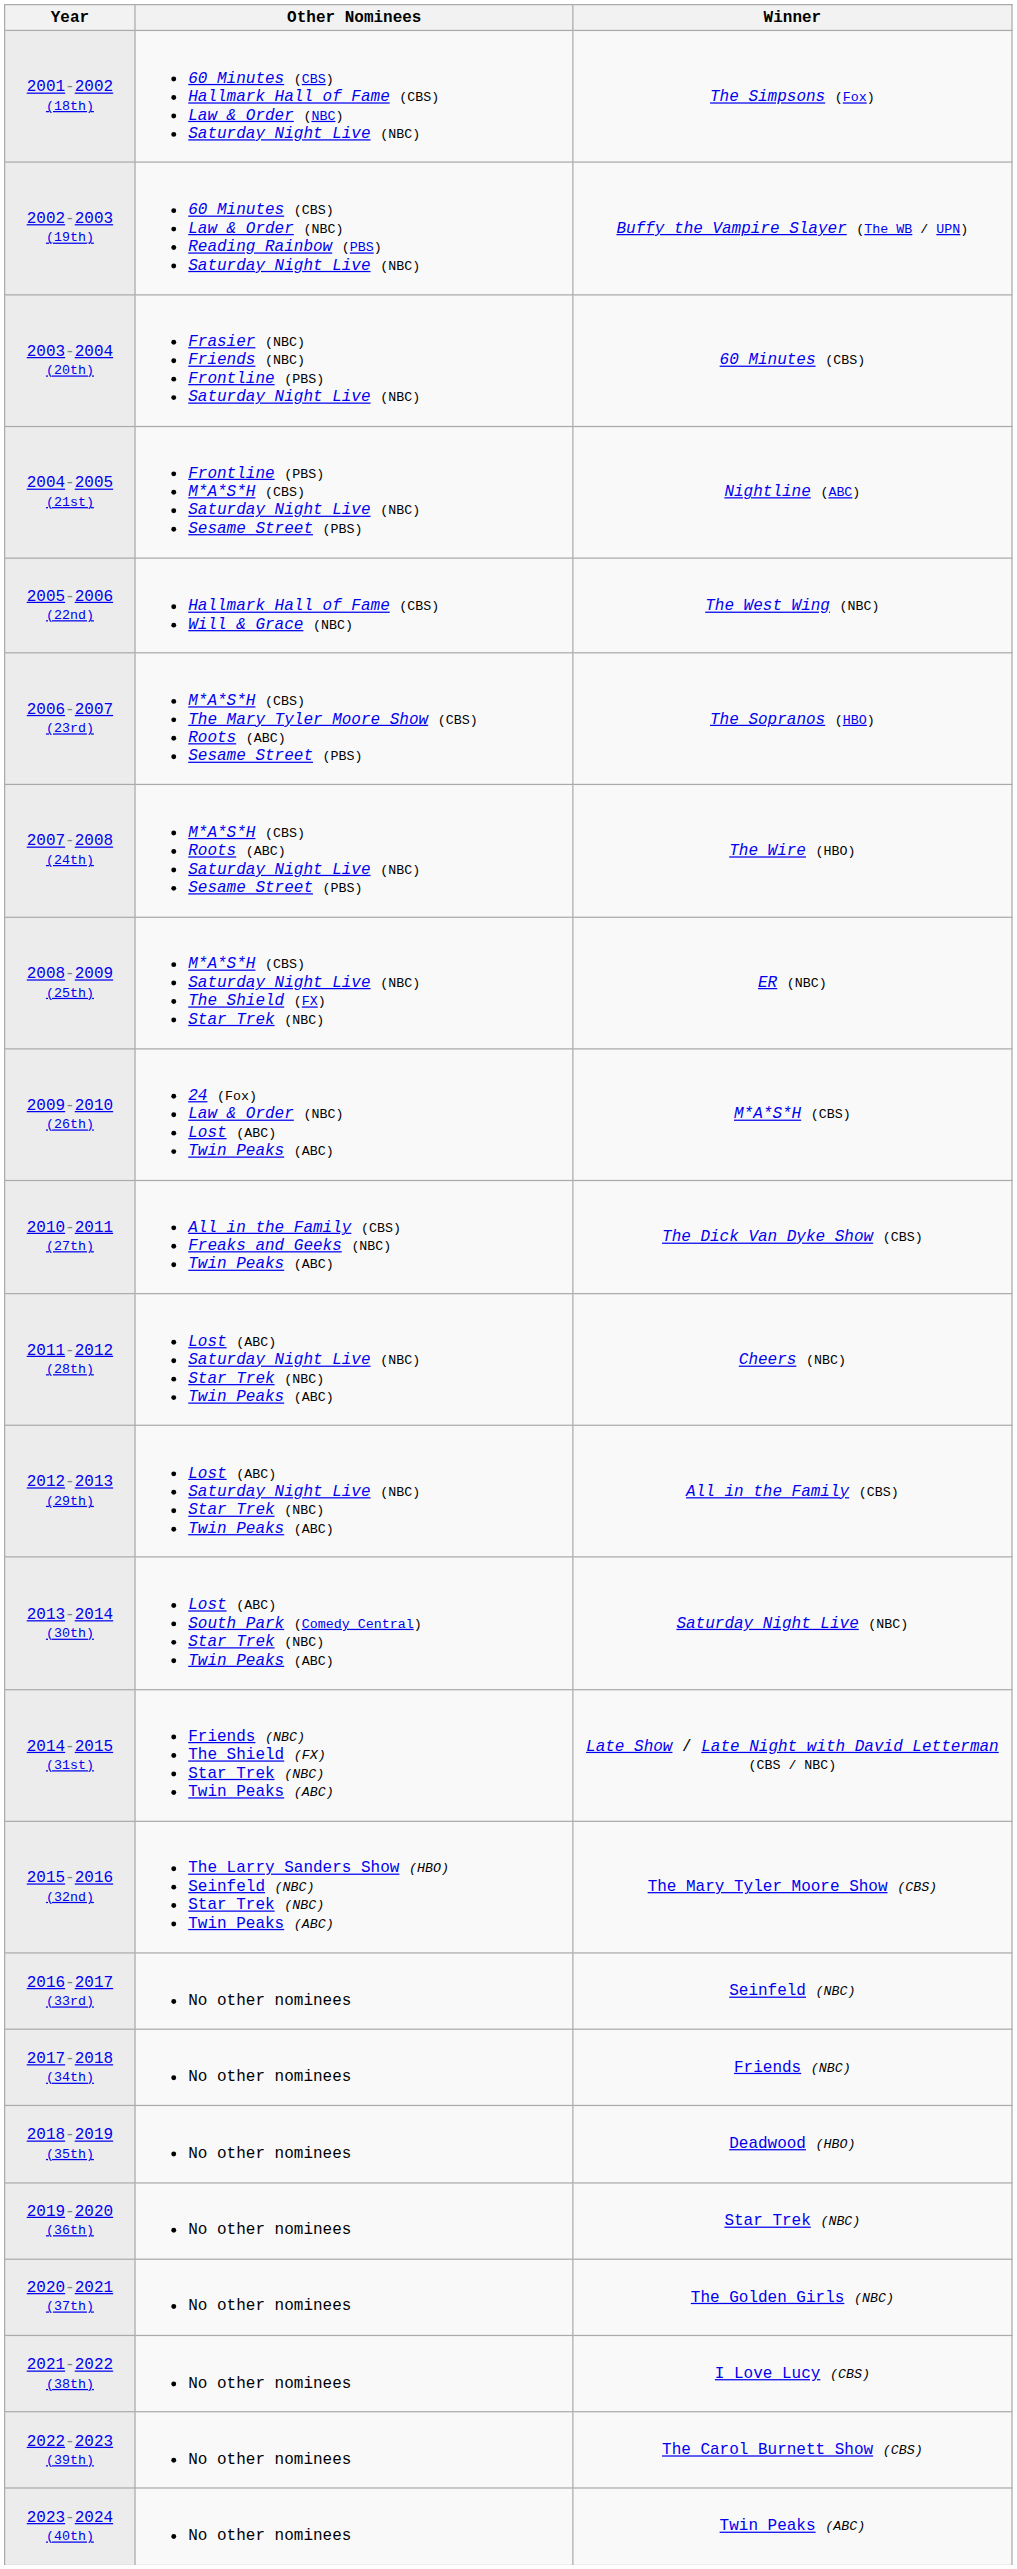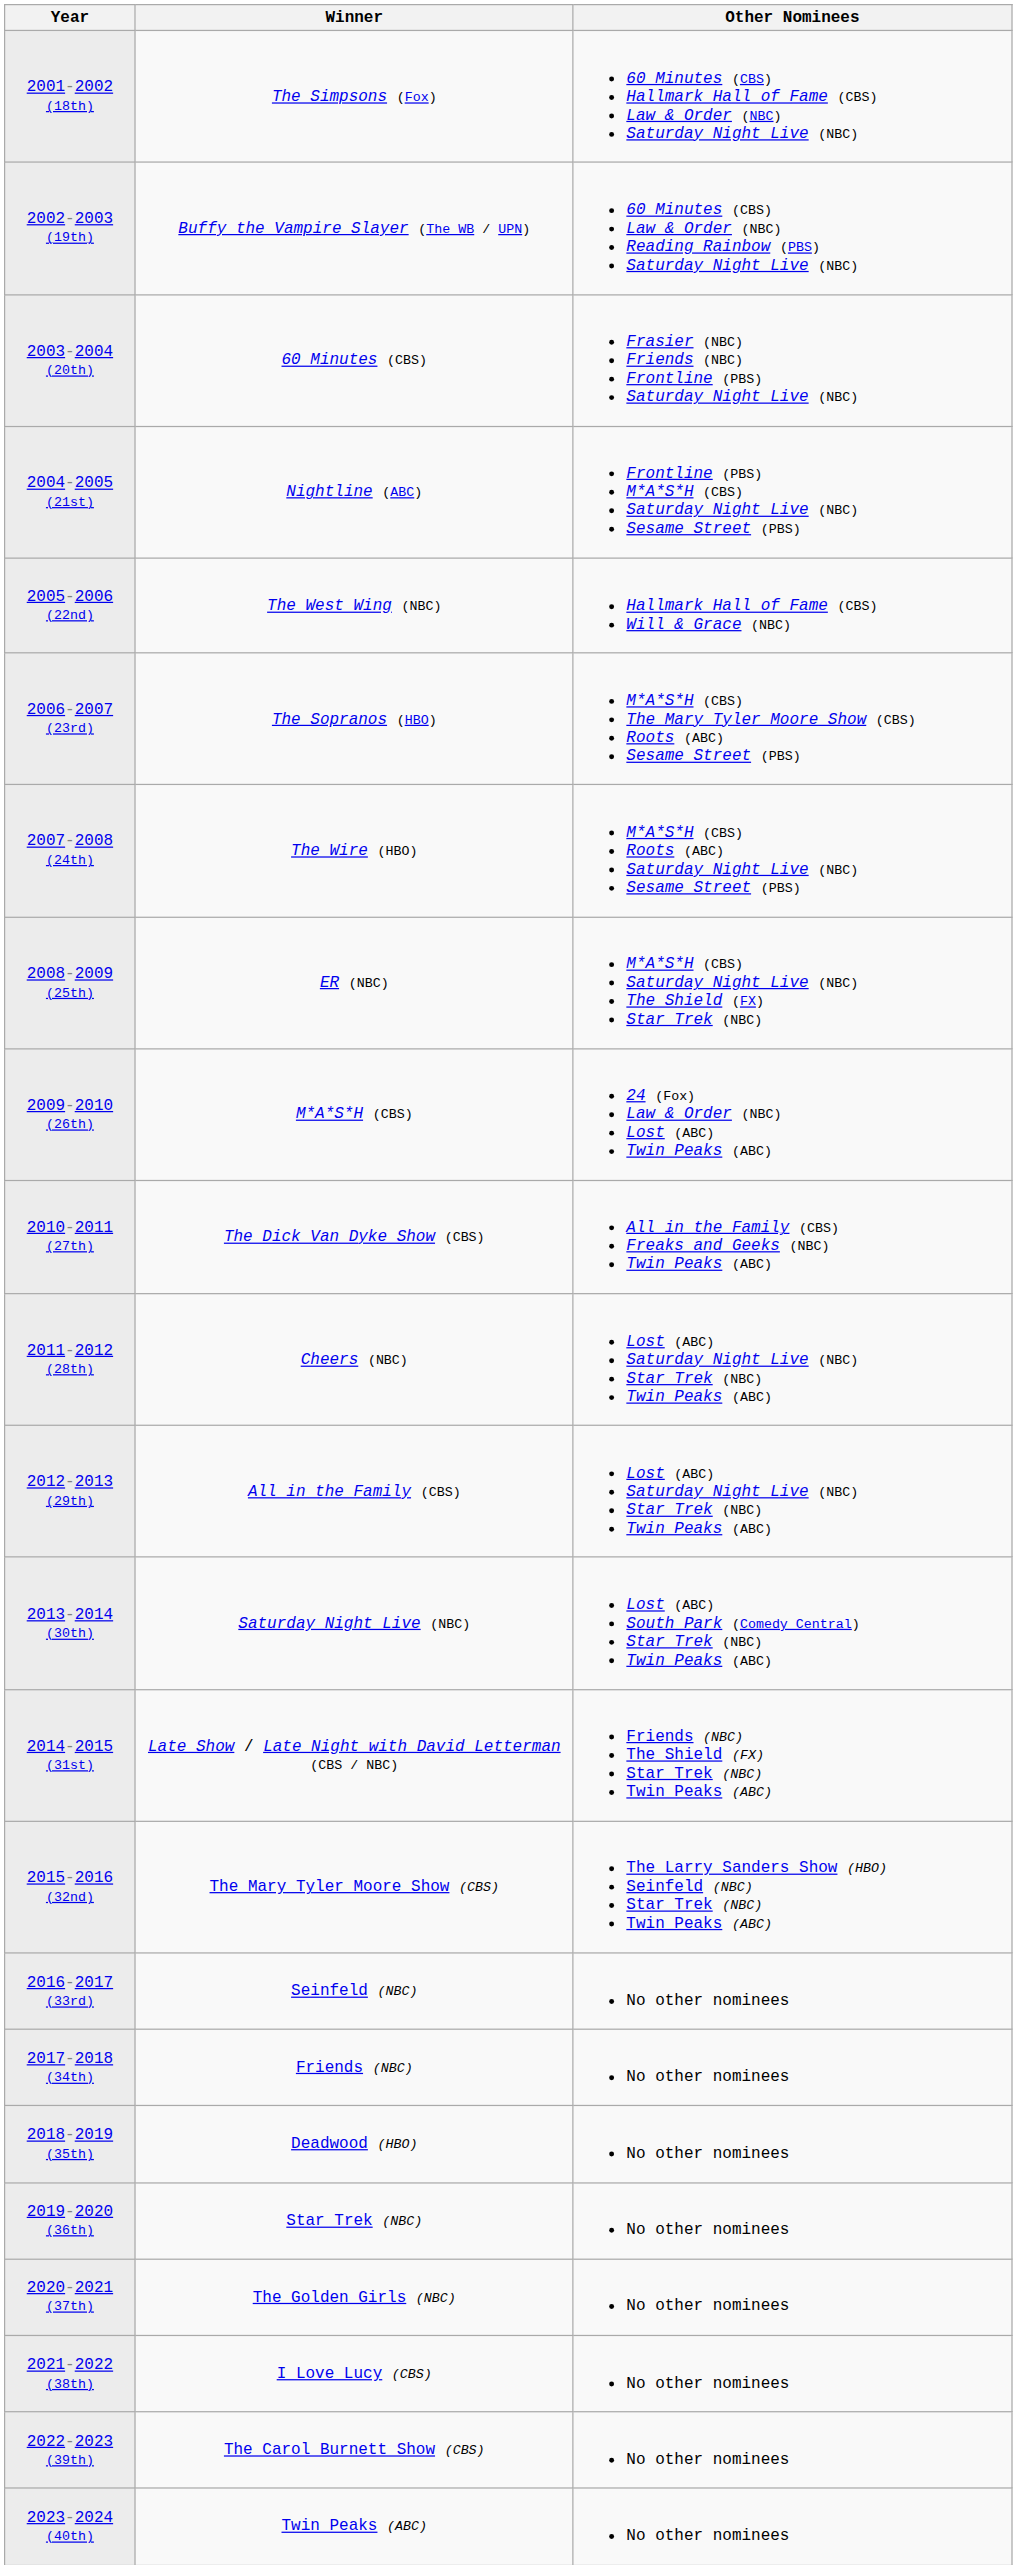columns swapped: (792, 18) <-> (354, 18)
